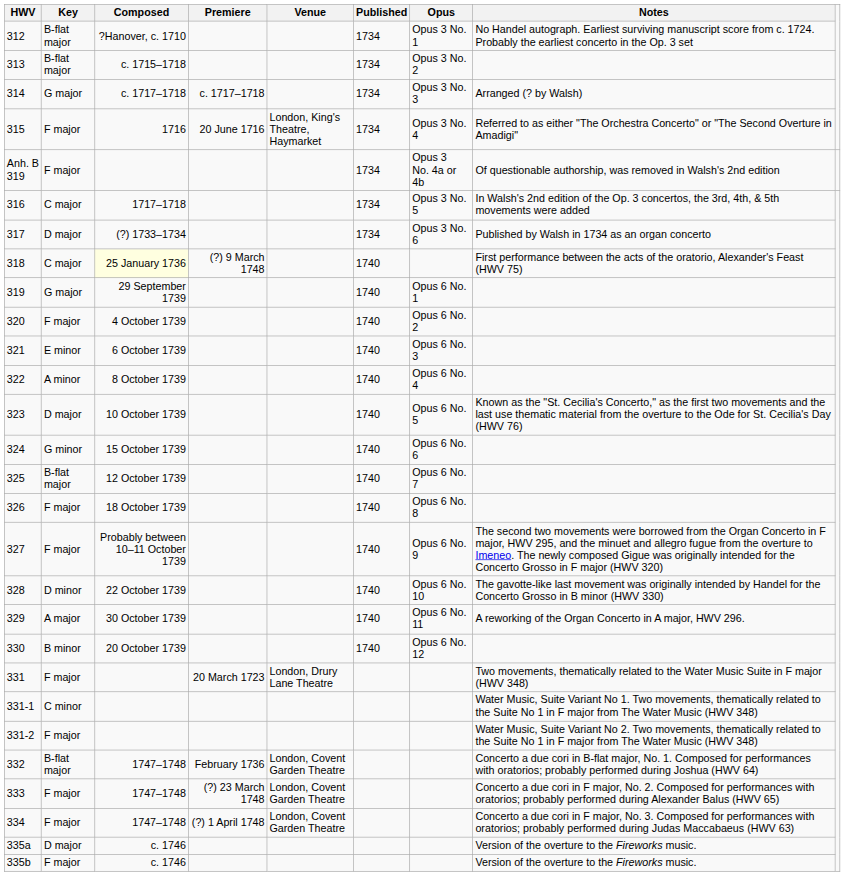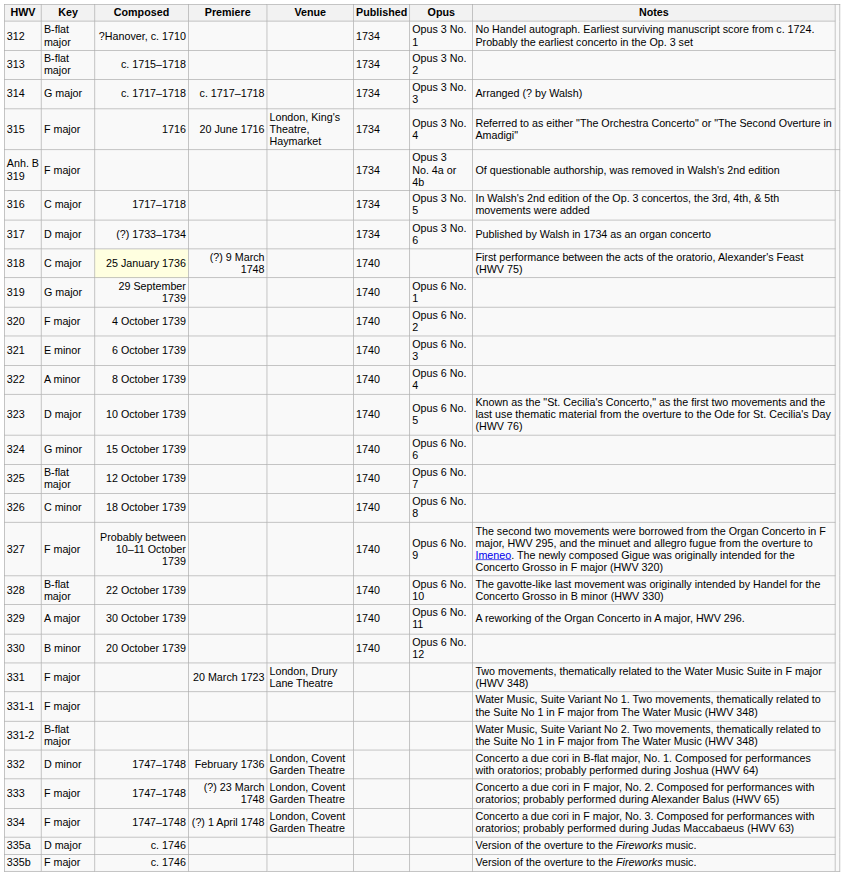(62, 508) F major -> (63, 508) C minor
(63, 590) D minor -> (57, 590) B-flat major
(63, 706) C minor -> (62, 706) F major
(62, 735) F major -> (57, 735) B-flat major
(57, 764) B-flat major -> (63, 764) D minor
